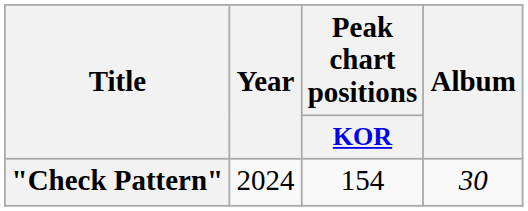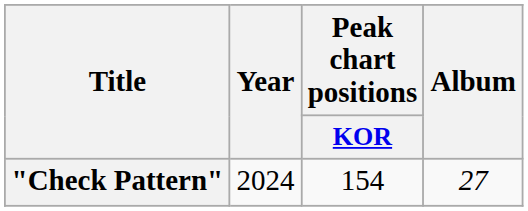(473, 181) 30 -> (473, 181) 27
